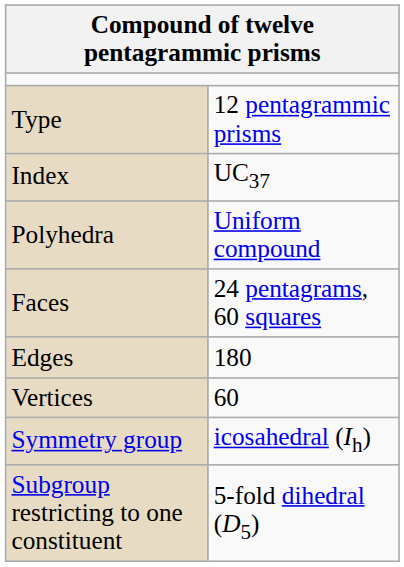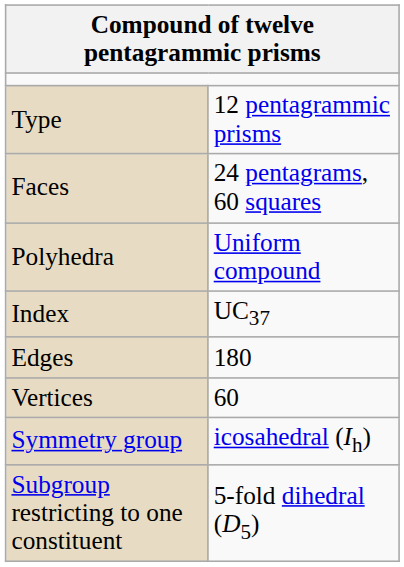rows swapped: (40, 176) <-> (40, 303)
